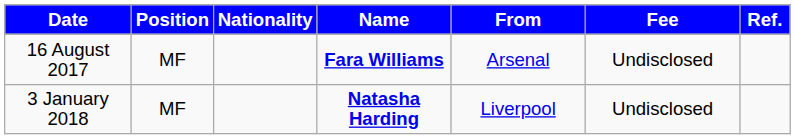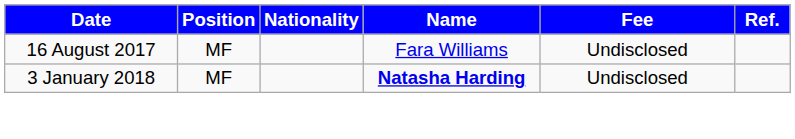- column: (518, 20)
(384, 59) bold -> (452, 49) normal
